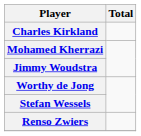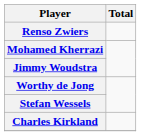rows swapped: (55, 31) <-> (55, 121)
